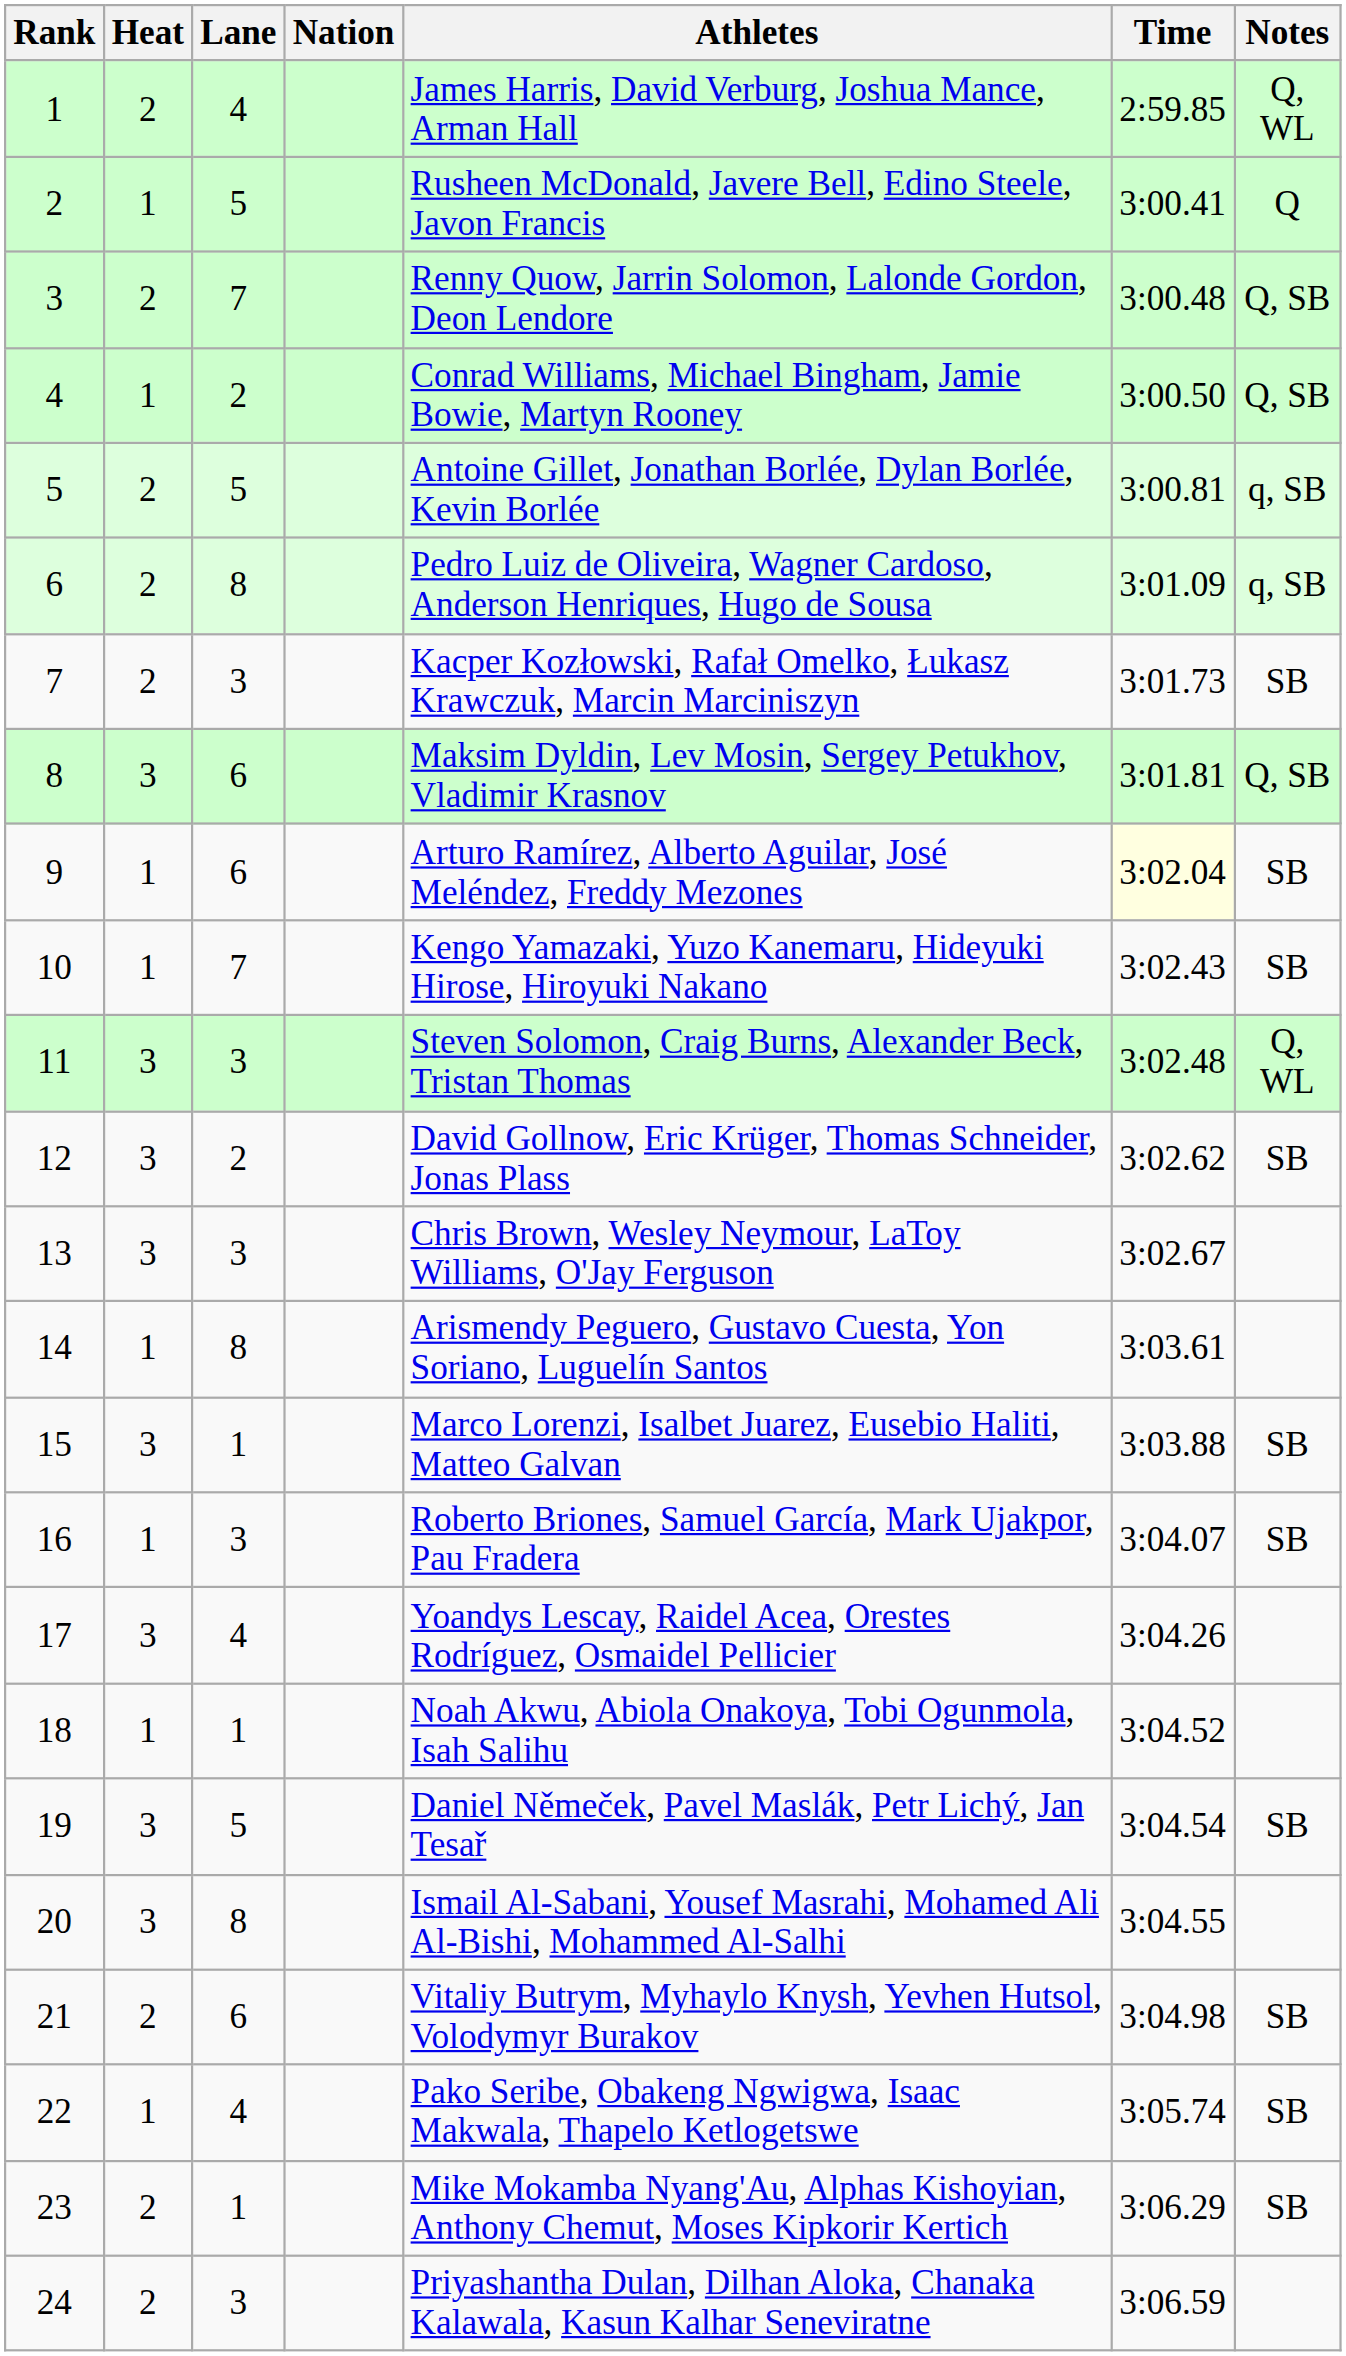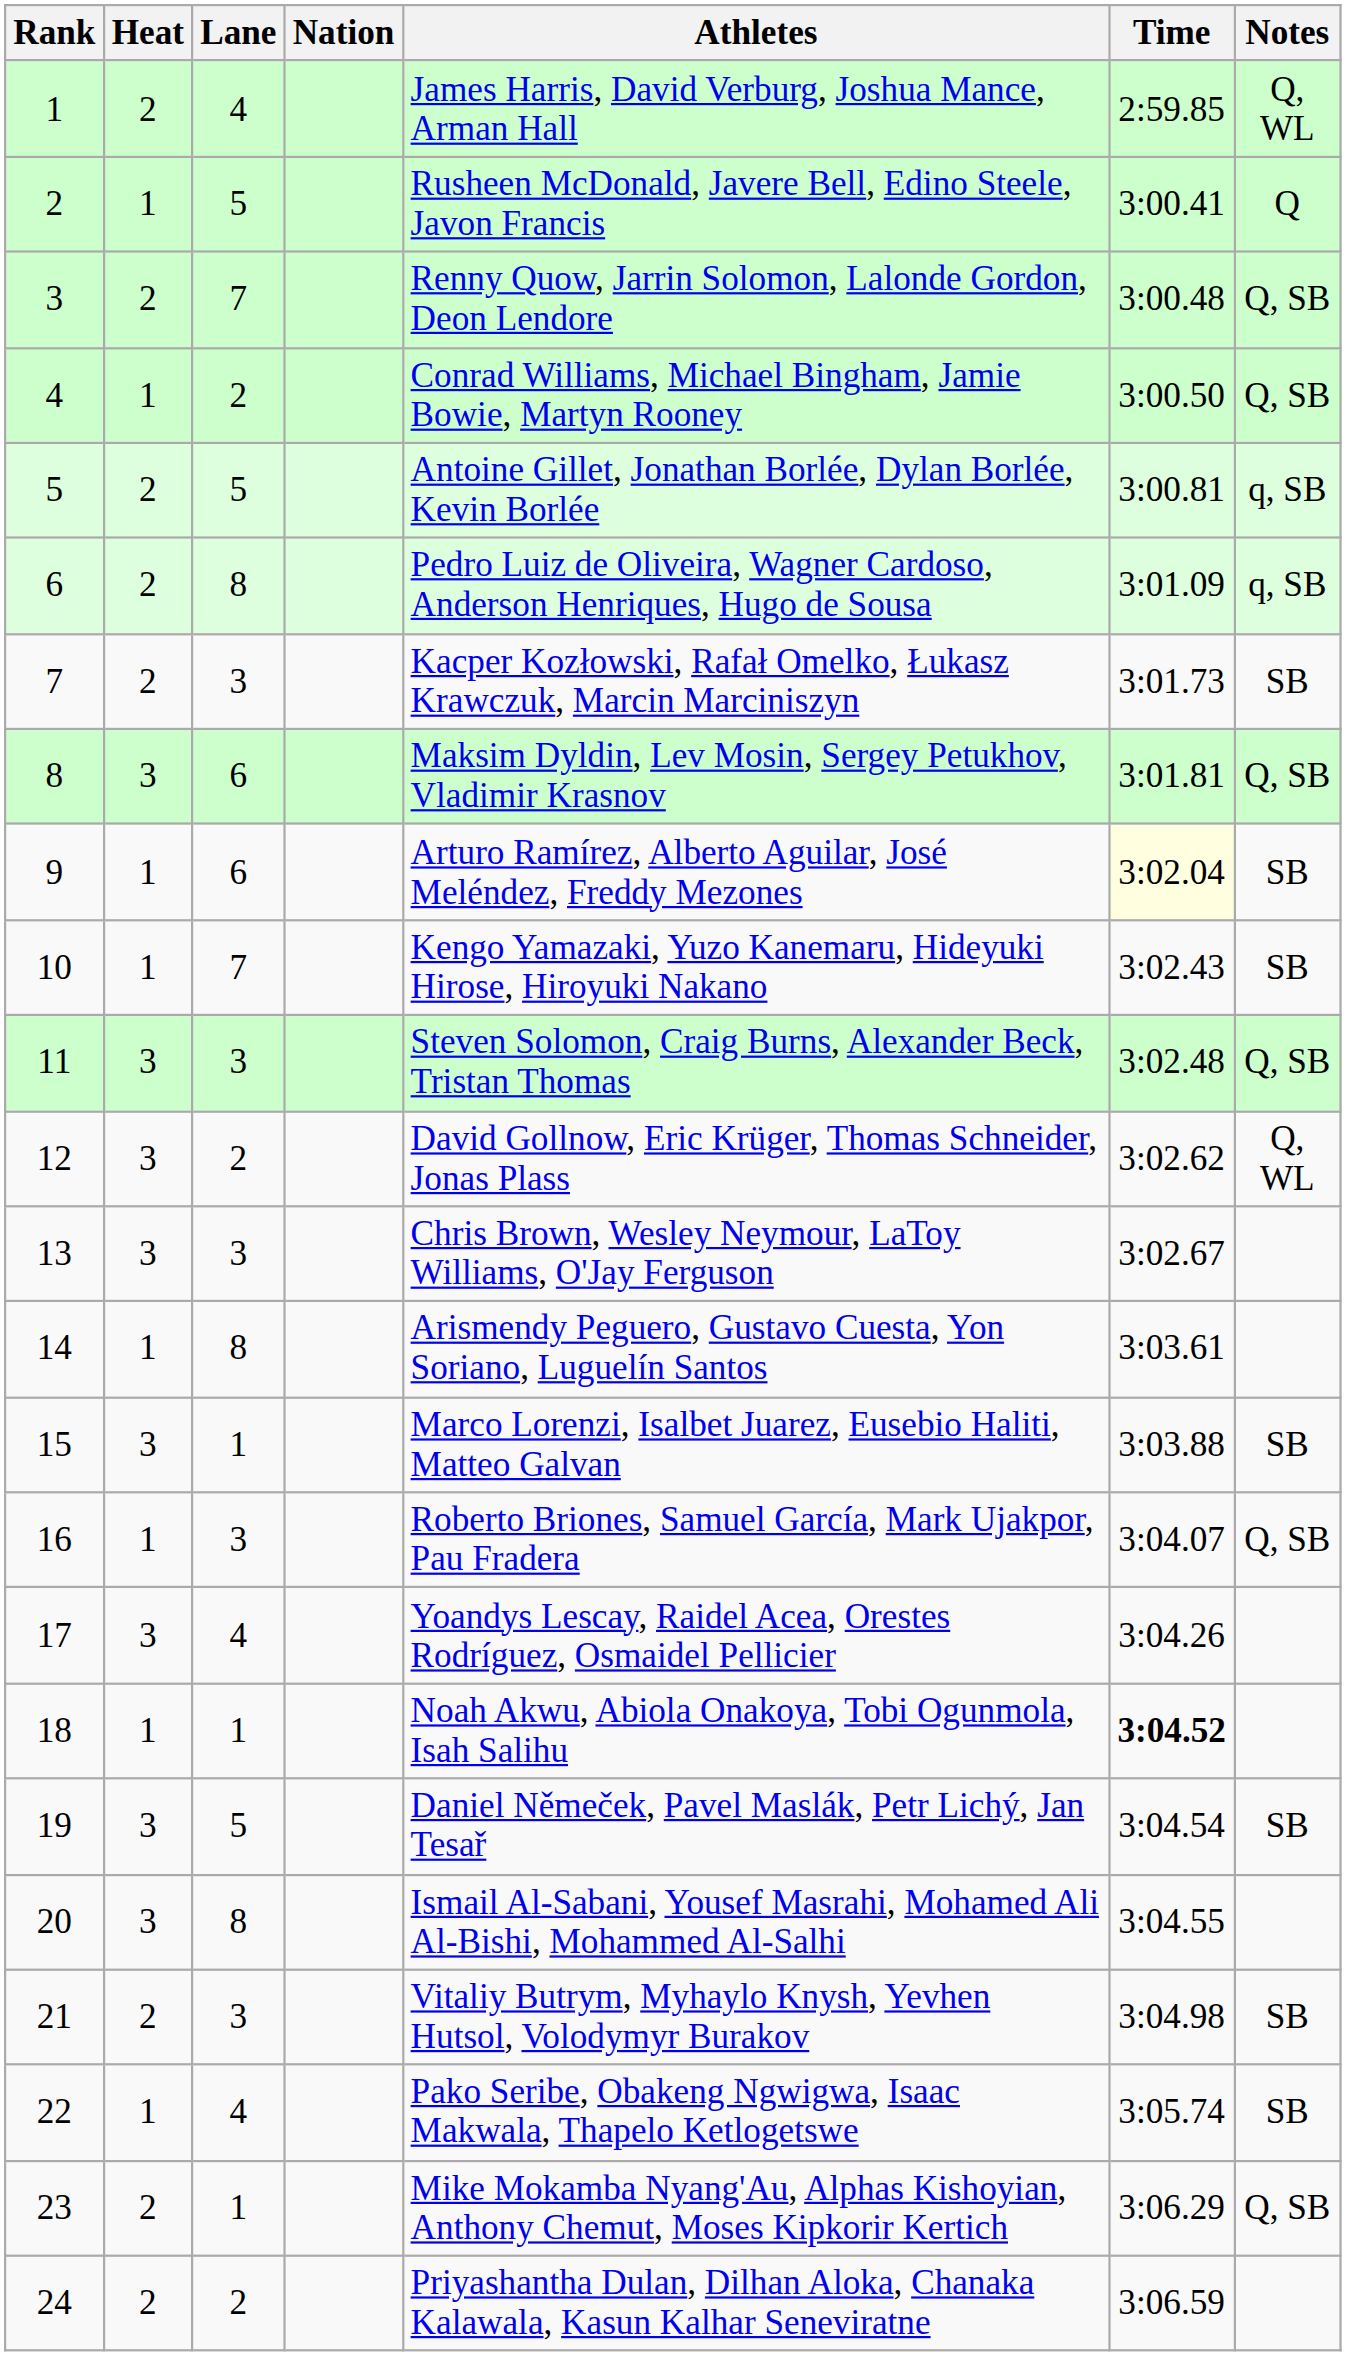(1287, 1062) Q, WL -> (1287, 1062) Q, SB
(1287, 1157) SB -> (1287, 1157) Q, WL
(1287, 1539) SB -> (1287, 1539) Q, SB
(1173, 1730) normal -> (1172, 1730) bold
(238, 2016) 6 -> (238, 2016) 3
(1287, 2207) SB -> (1287, 2207) Q, SB
(238, 2302) 3 -> (238, 2302) 2
